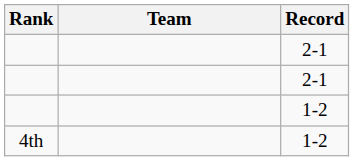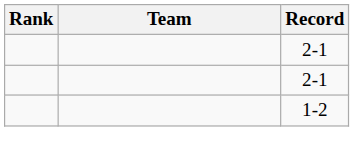- row: (31, 140)
